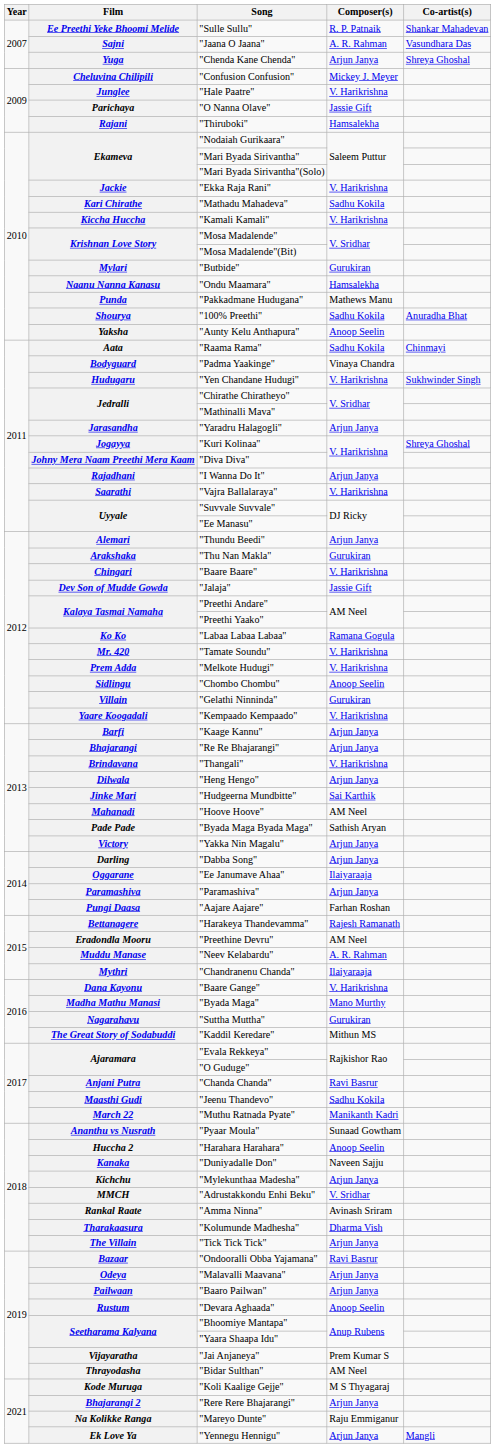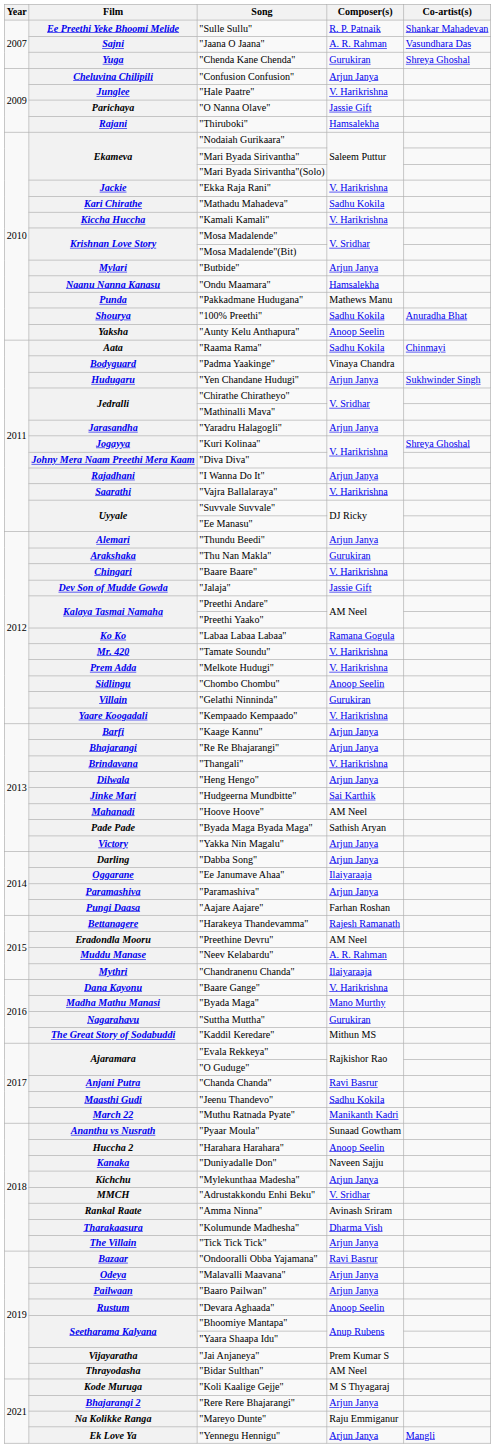(354, 60) Arjun Janya -> (350, 60) Gurukiran
(364, 76) Mickey J. Meyer -> (354, 76) Arjun Janya
(350, 268) Gurukiran -> (354, 268) Arjun Janya
(359, 380) V. Harikrishna -> (354, 380) Arjun Janya
